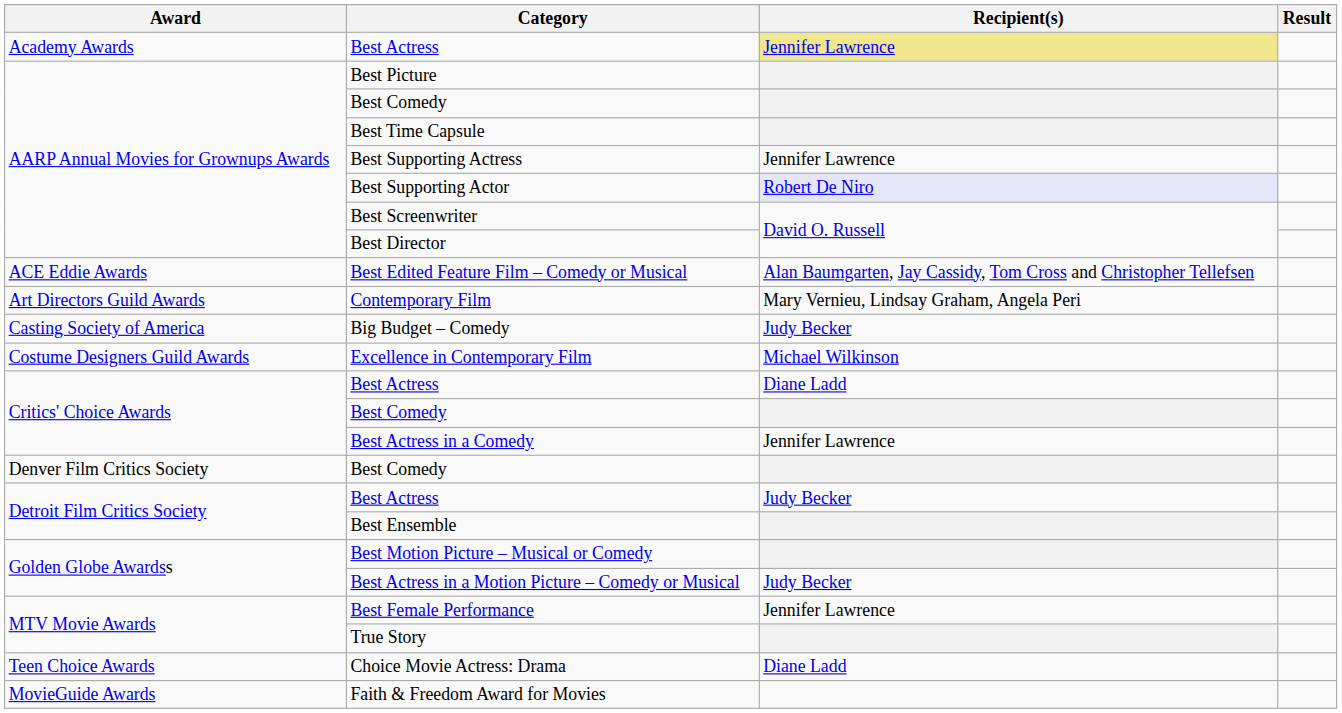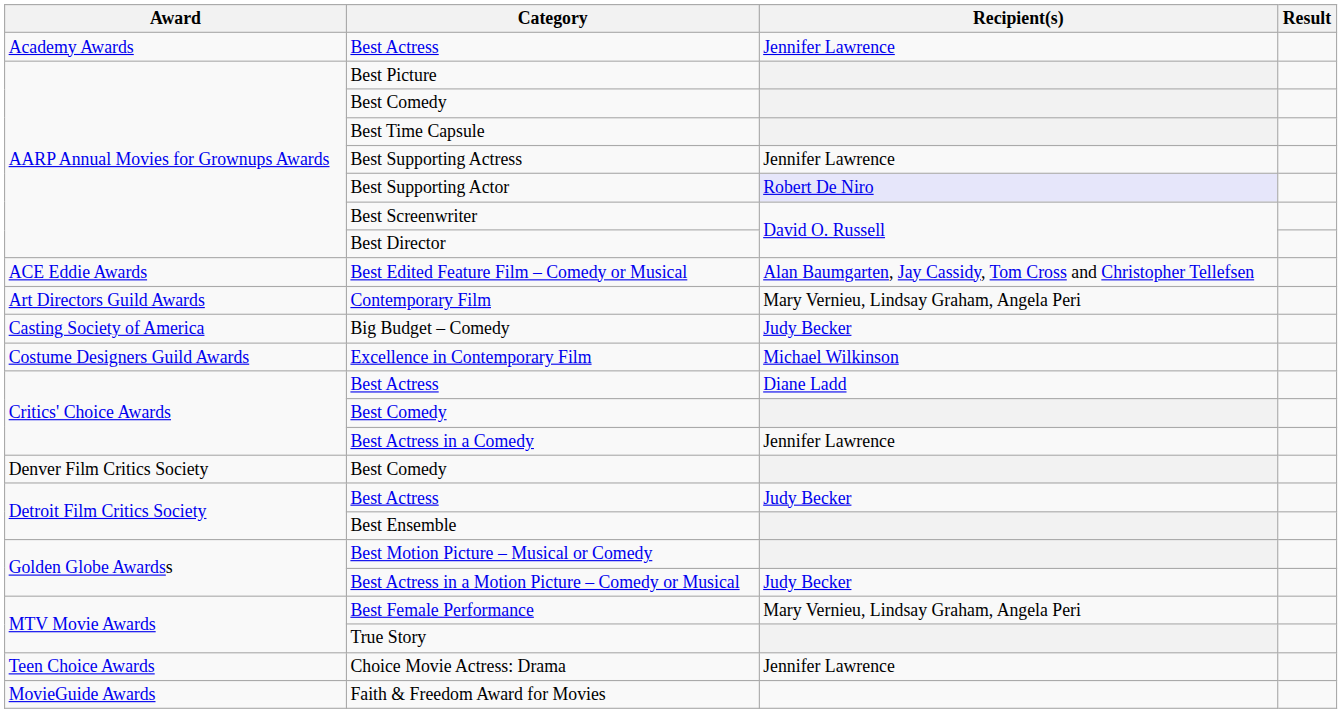(829, 46) khaki background -> (829, 46) no background
(829, 610) Jennifer Lawrence -> (922, 610) Mary Vernieu, Lindsay Graham, Angela Peri
(805, 666) Diane Ladd -> (829, 666) Jennifer Lawrence
